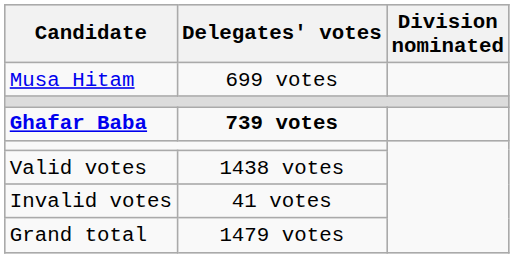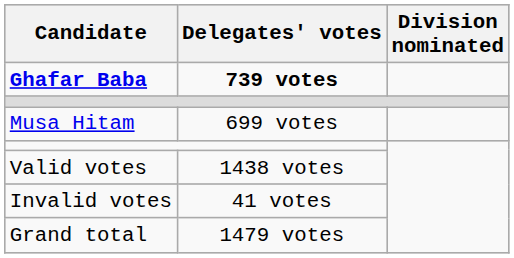rows swapped: (78, 123) <-> (72, 80)
